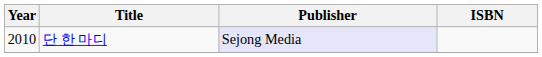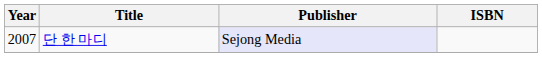(22, 39) 2010 -> (22, 39) 2007
